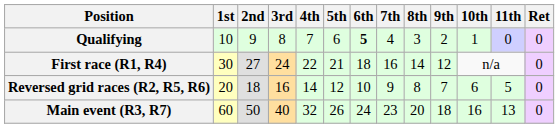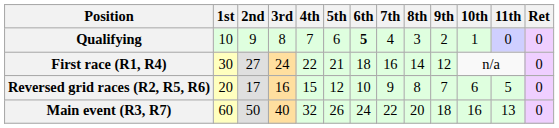(253, 87) 18 -> (253, 87) 17
(310, 87) 14 -> (310, 87) 15
(390, 111) 23 -> (390, 111) 22
